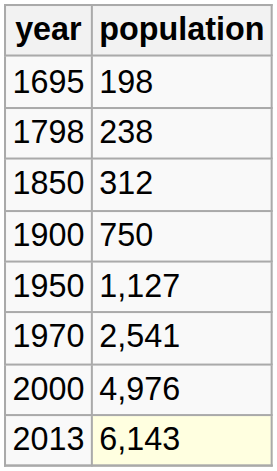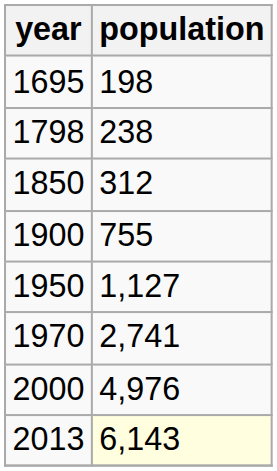(126, 235) 750 -> (126, 235) 755
(140, 337) 2,541 -> (140, 337) 2,741
